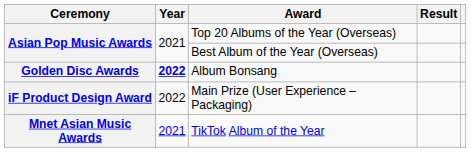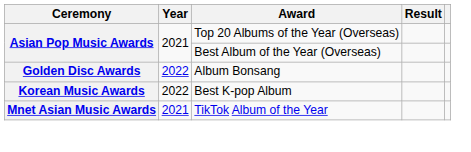(172, 71) bold -> (175, 71) normal
- row: (274, 98)
+ row: (243, 91)
